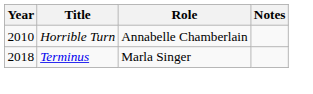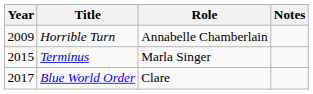(21, 36) 2010 -> (21, 36) 2009
(21, 57) 2018 -> (21, 57) 2015
+ row: (88, 78)
